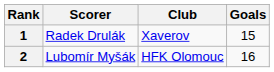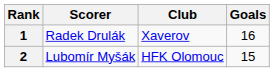(248, 35) 15 -> (248, 35) 16
(248, 56) 16 -> (248, 56) 15
